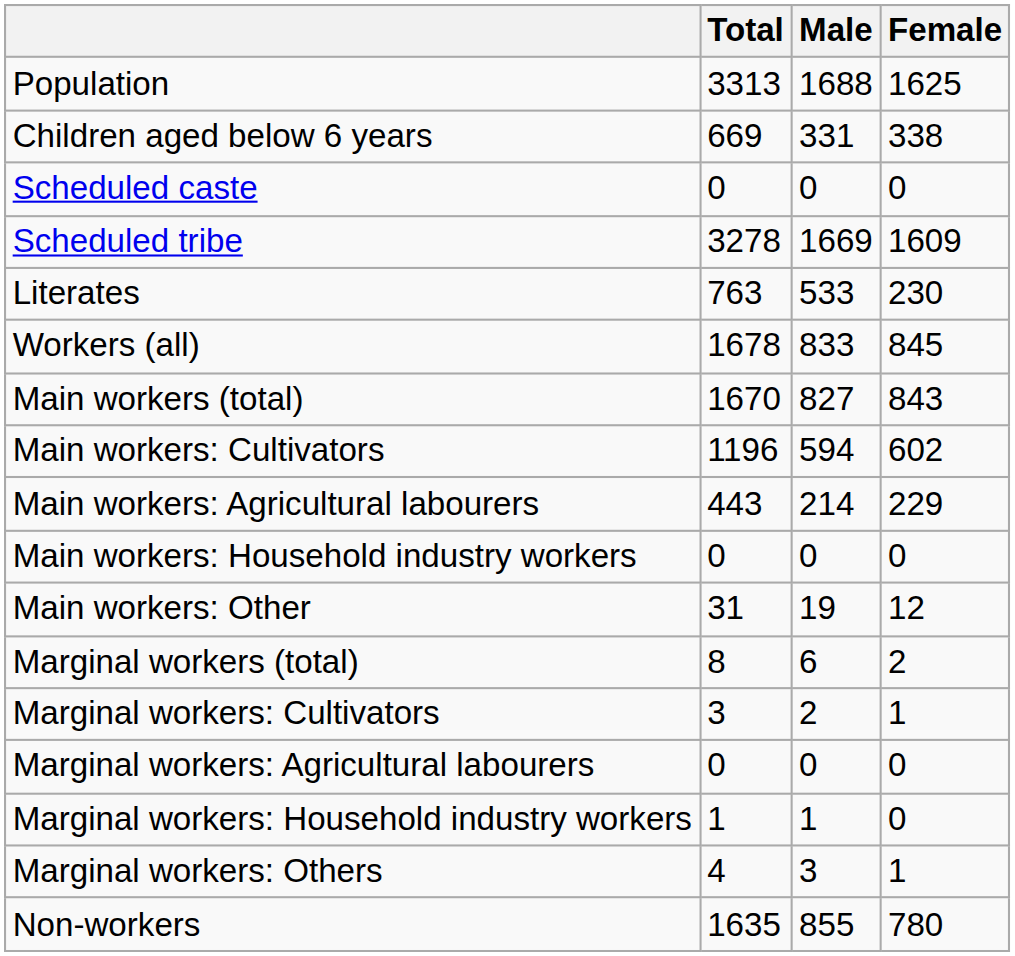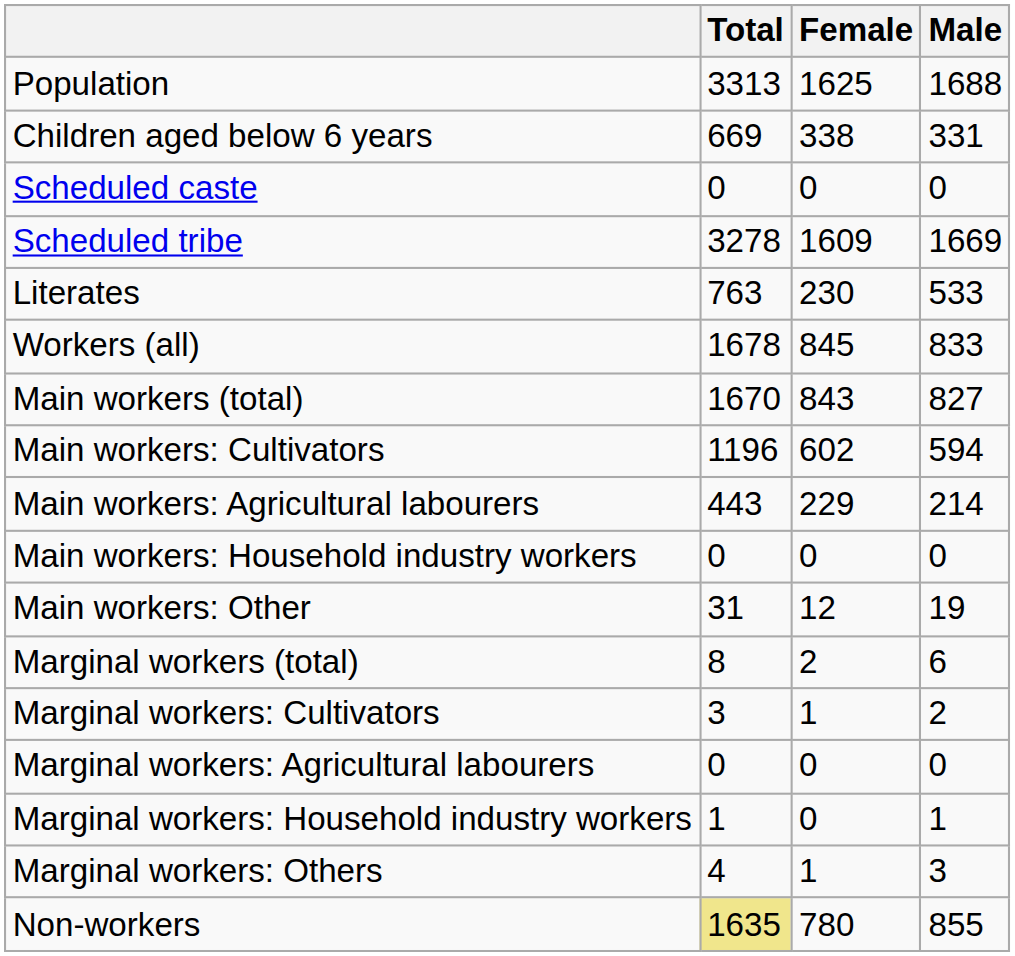columns swapped: (836, 30) <-> (945, 30)
(744, 923) no background -> (744, 923) khaki background
